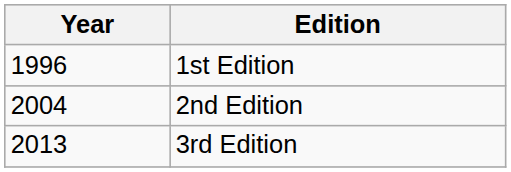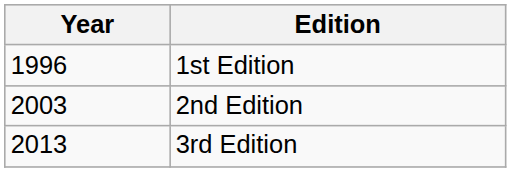(39, 105) 2004 -> (39, 105) 2003
